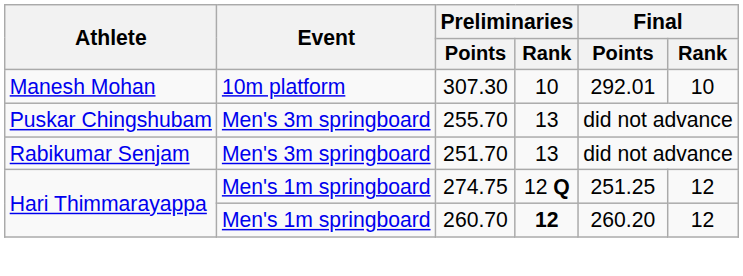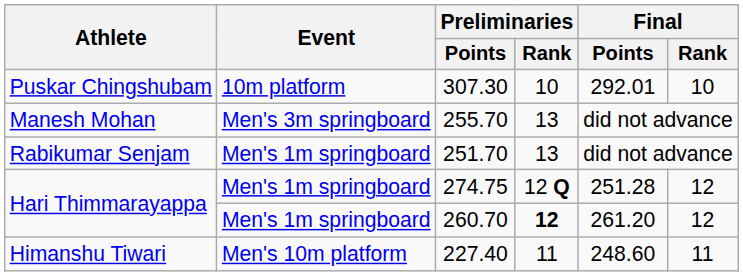(83, 87) Manesh Mohan -> (111, 87) Puskar Chingshubam
(111, 120) Puskar Chingshubam -> (83, 120) Manesh Mohan
(326, 154) Men's 3m springboard -> (326, 154) Men's 1m springboard
(623, 187) 251.25 -> (623, 187) 251.28
(623, 221) 260.20 -> (623, 221) 261.20
+ row: (475, 254)
